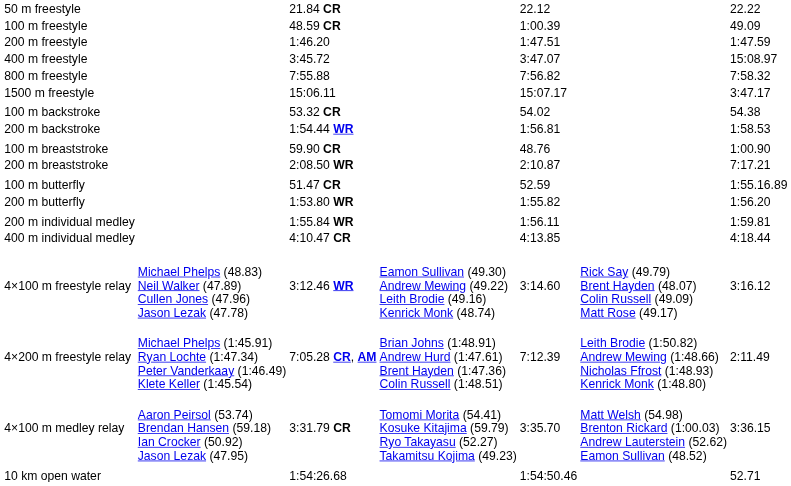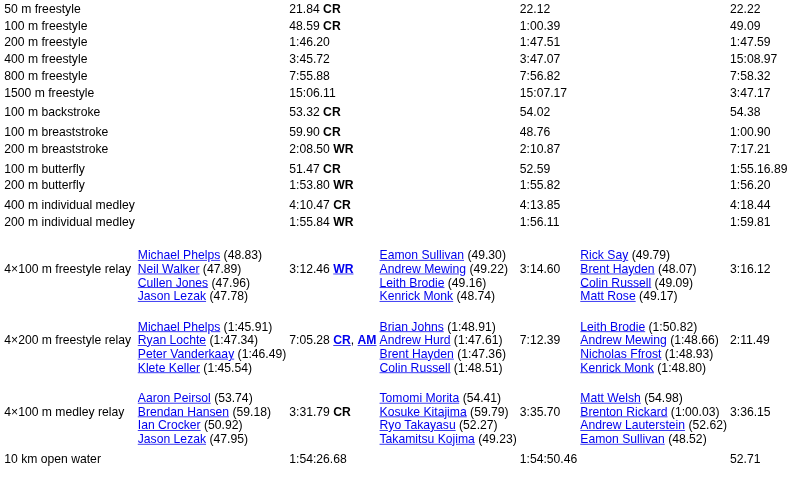- row: (52, 129)
rows swapped: (70, 222) <-> (70, 238)
